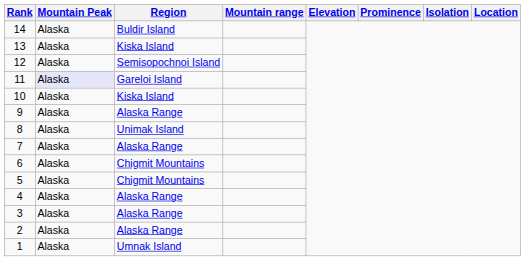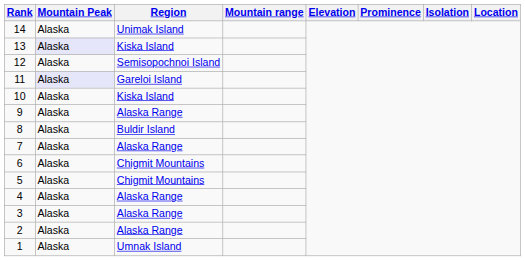(146, 29) Buldir Island -> (150, 29) Unimak Island
(53, 46) no background -> (53, 46) lavender background
(150, 130) Unimak Island -> (146, 130) Buldir Island
